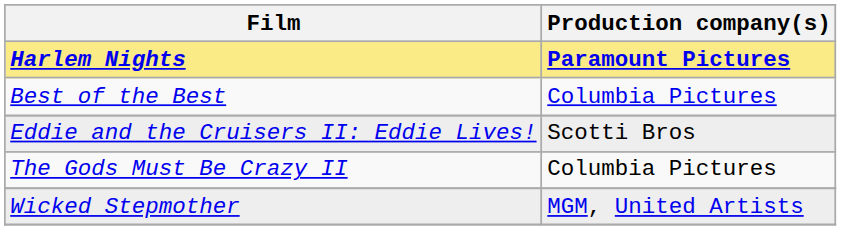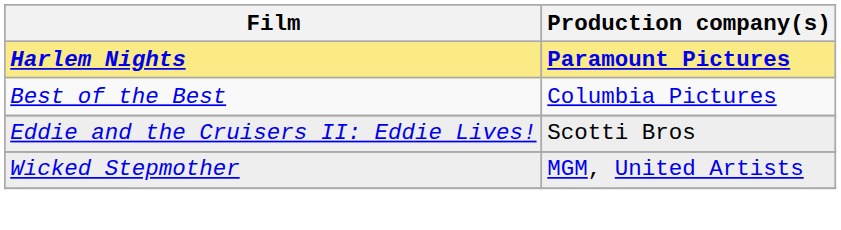- row: (179, 170)
